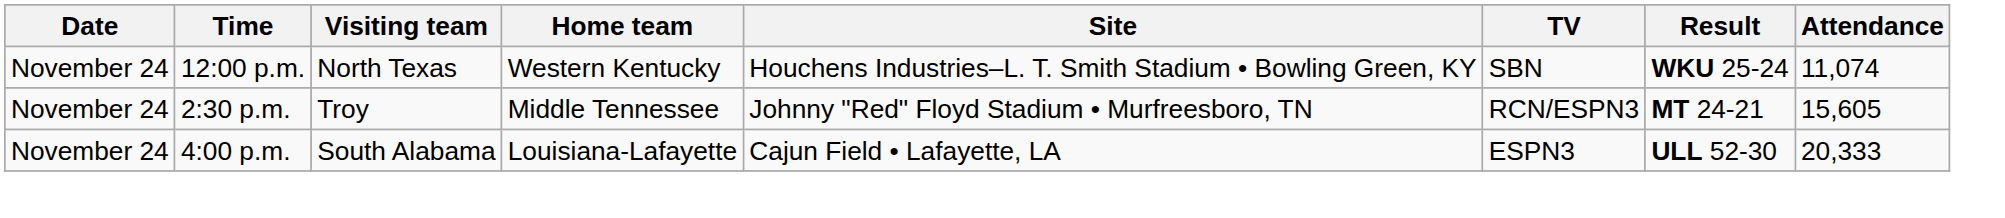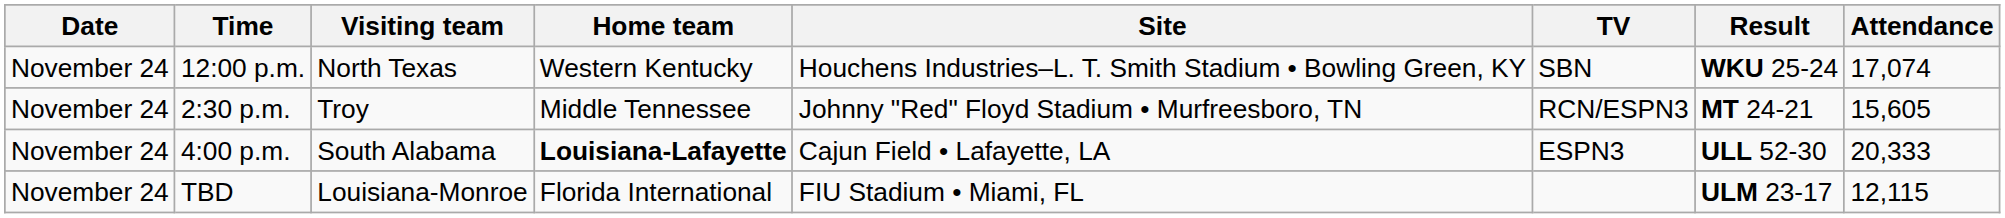(1840, 67) 11,074 -> (1891, 67) 17,074
(622, 151) normal -> (663, 151) bold
+ row: (207, 192)
